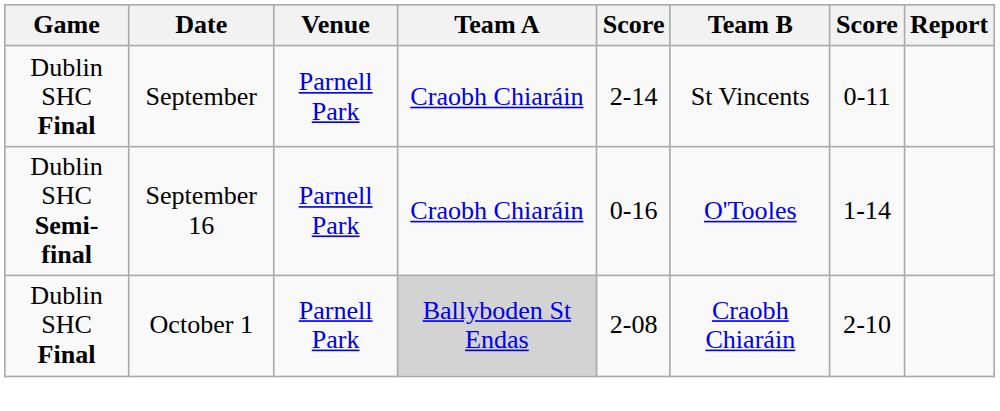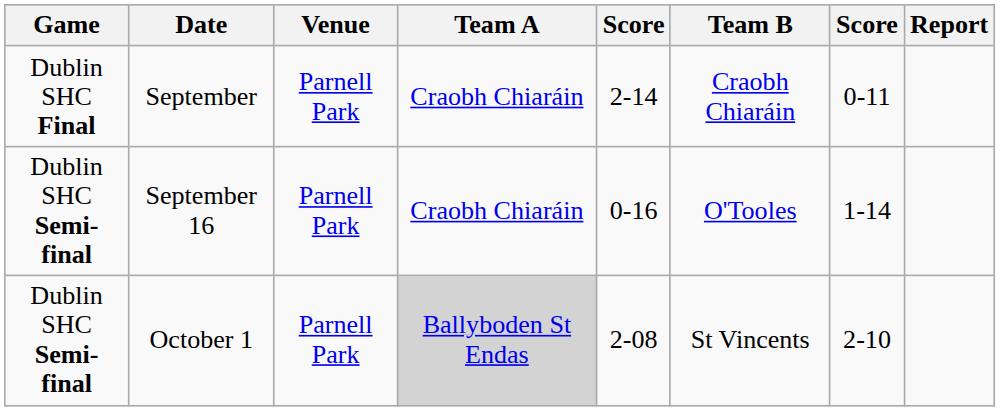(750, 95) St Vincents -> (750, 95) Craobh Chiaráin
(67, 325) Dublin SHC Final -> (67, 339) Dublin SHC Semi-final
(750, 325) Craobh Chiaráin -> (750, 339) St Vincents
